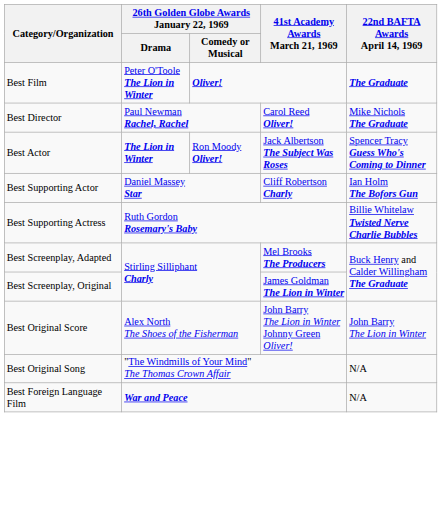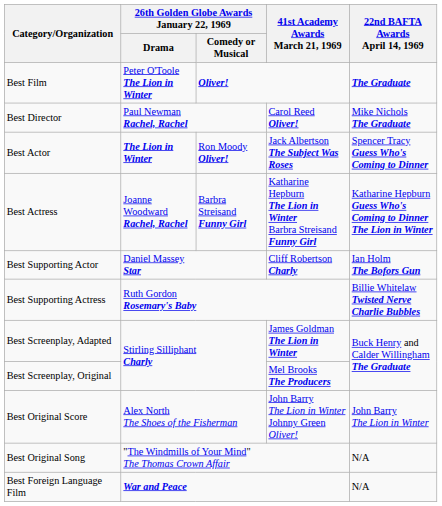+ row: (32, 212)
(294, 258) Mel Brooks The Producers -> (301, 341) James Goldman The Lion in Winter
(304, 287) James Goldman The Lion in Winter -> (300, 376) Mel Brooks The Producers
